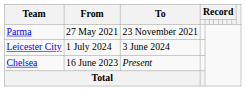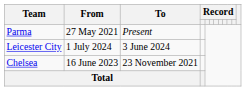(160, 32) 23 November 2021 -> (137, 32) Present
(137, 63) Present -> (160, 63) 23 November 2021
